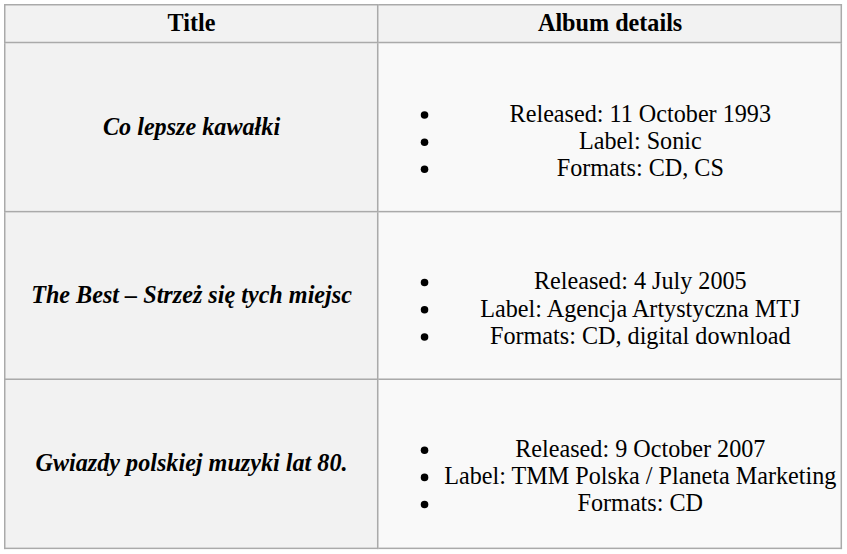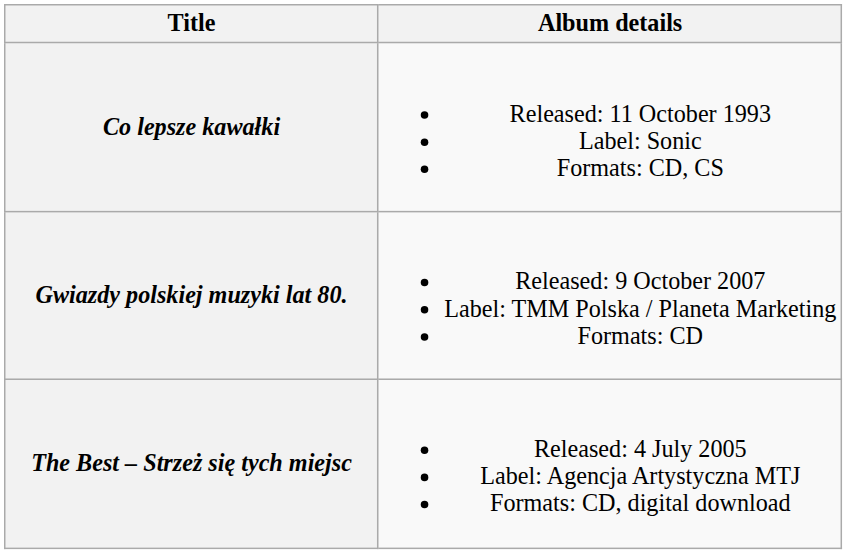rows swapped: (192, 295) <-> (192, 463)
